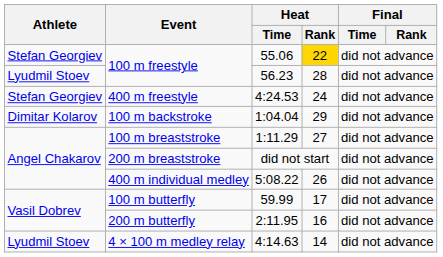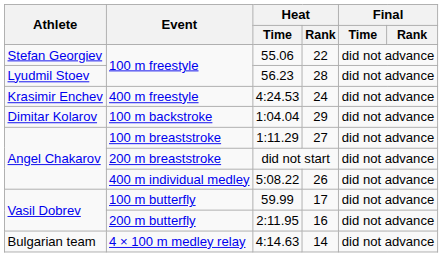(320, 55) gold background -> (321, 55) no background
(55, 97) Stefan Georgiev -> (55, 97) Krasimir Enchev
(48, 242) Lyudmil Stoev -> (52, 242) Bulgarian team
